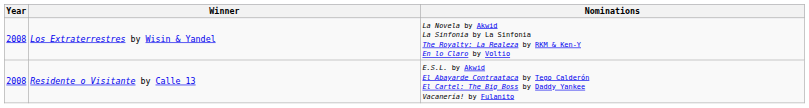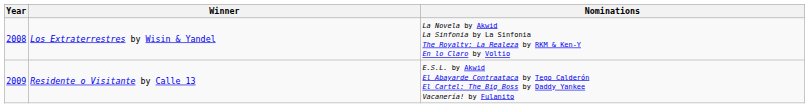(16, 81) 2008 -> (16, 81) 2009
